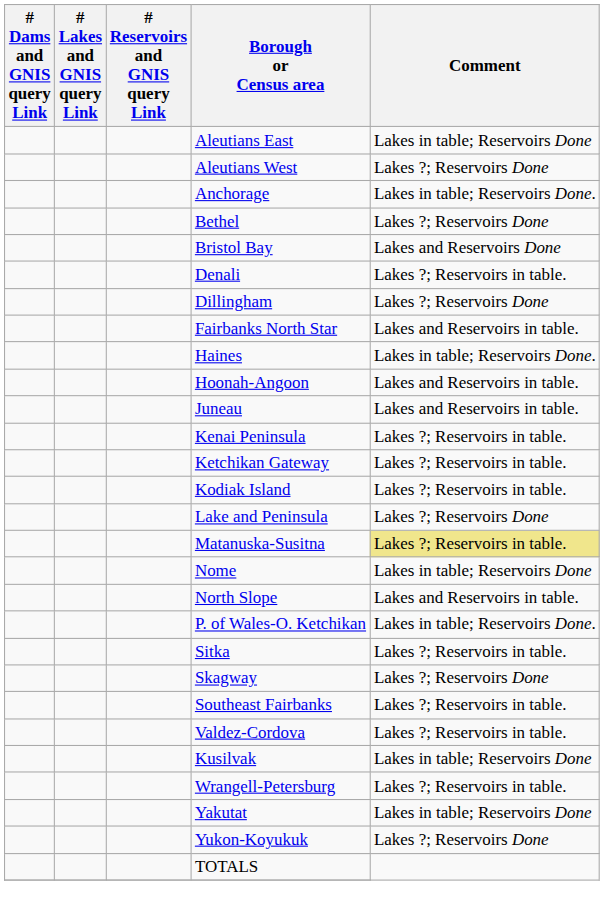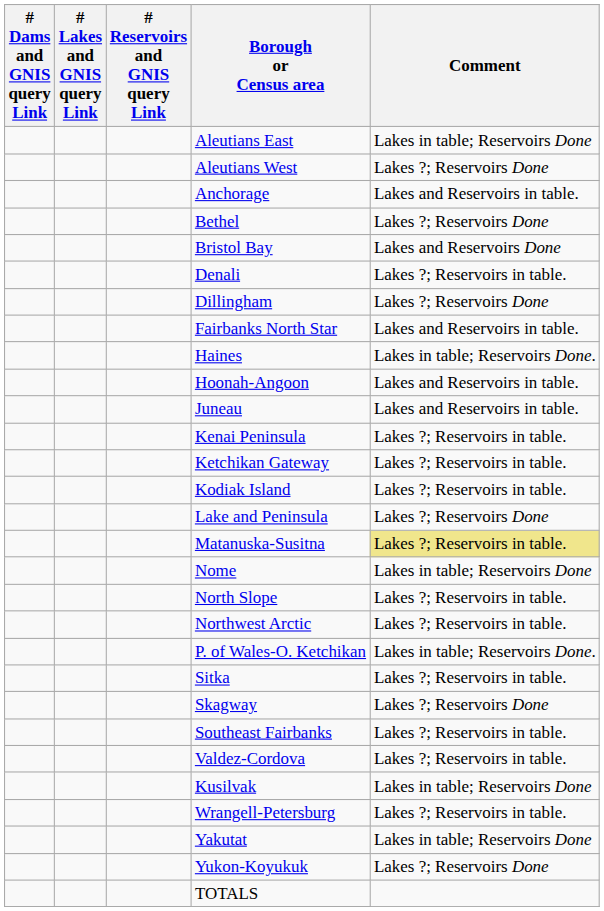(485, 194) Lakes in table; Reservoirs Done. -> (476, 194) Lakes and Reservoirs in table.
(476, 597) Lakes and Reservoirs in table. -> (470, 597) Lakes ?; Reservoirs in table.
+ row: (253, 624)
